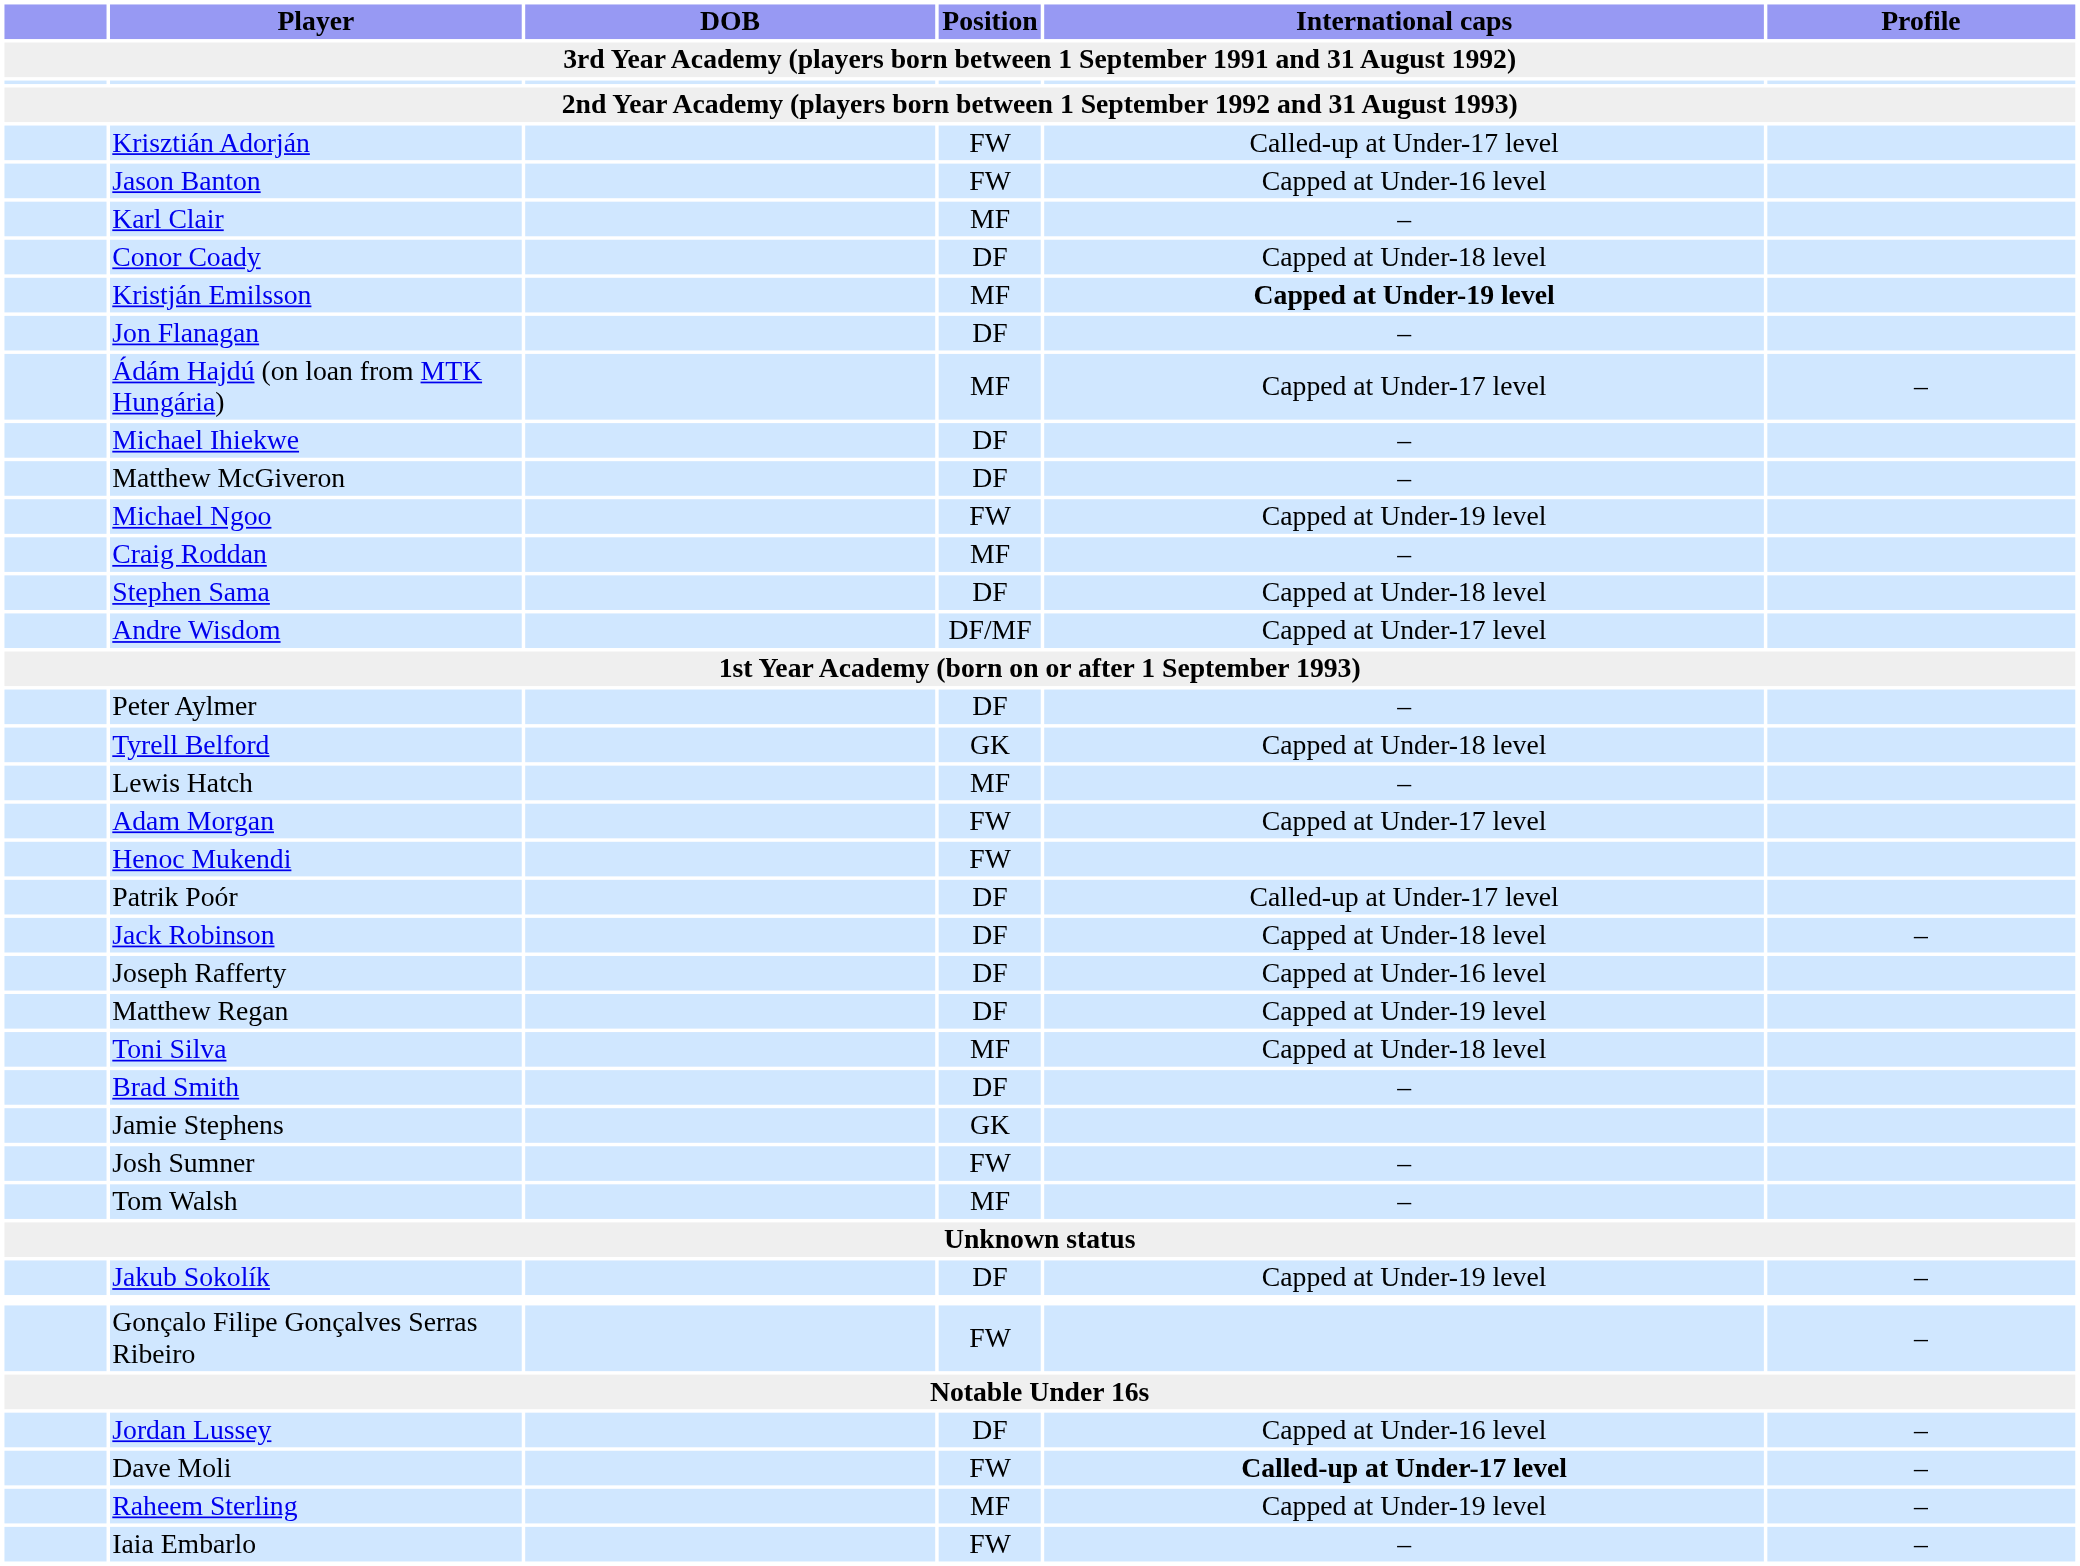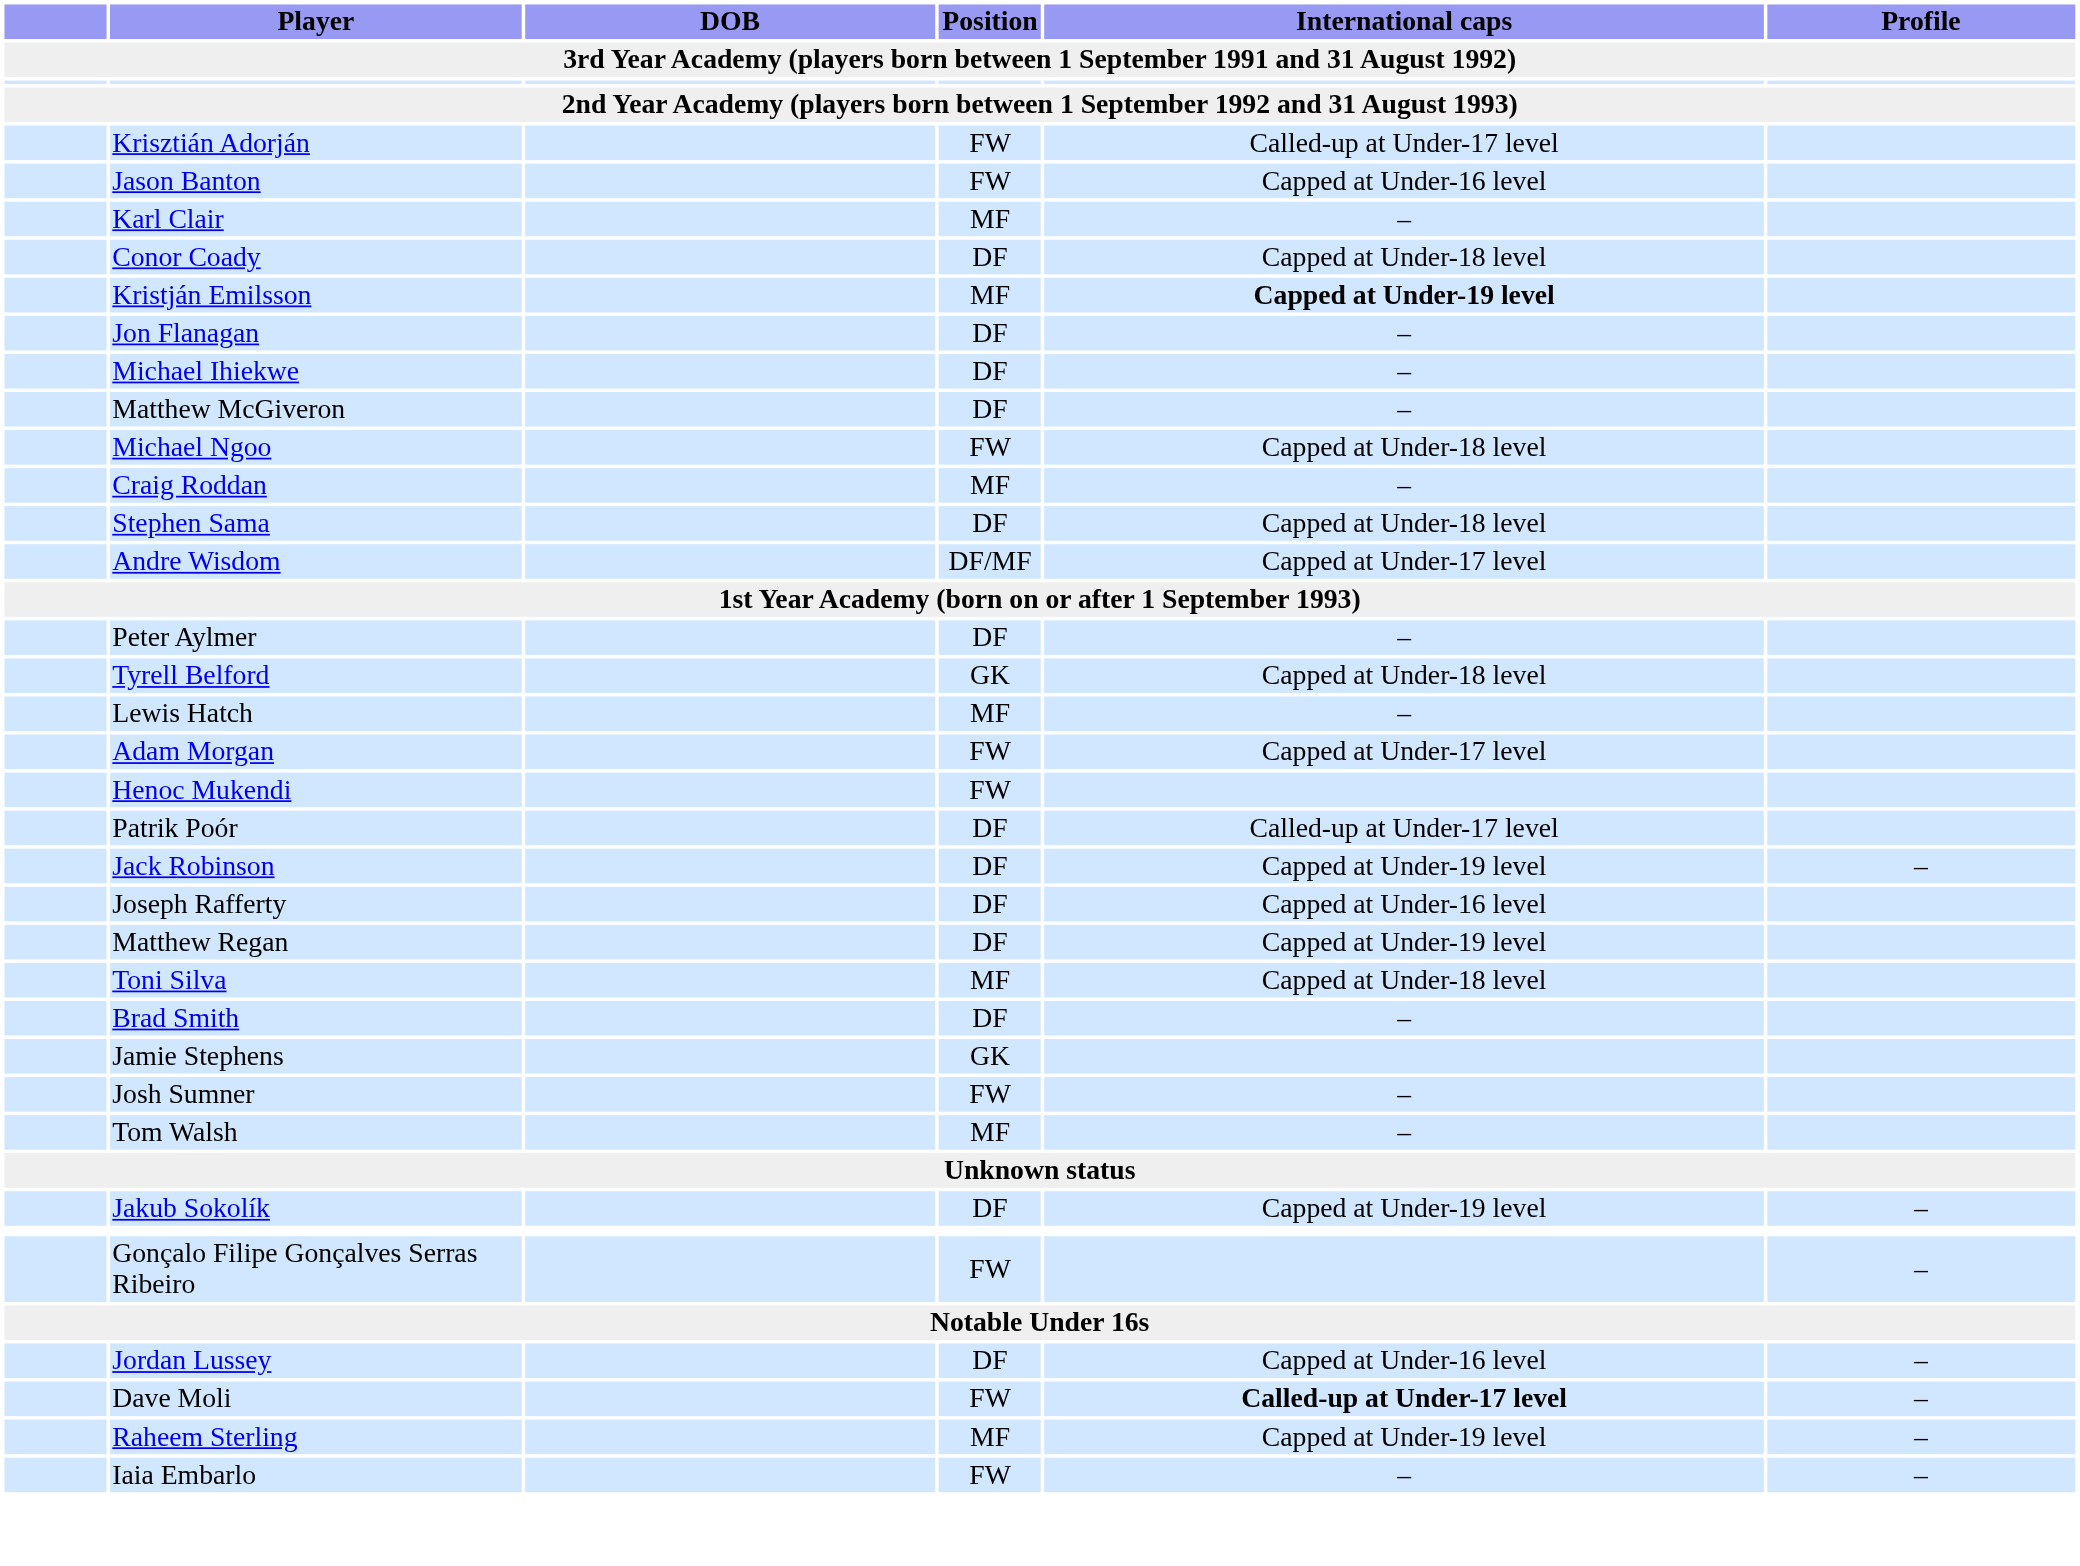- row: (297, 386)
(1404, 516) Capped at Under-19 level -> (1404, 446) Capped at Under-18 level
(1404, 934) Capped at Under-18 level -> (1404, 865) Capped at Under-19 level
